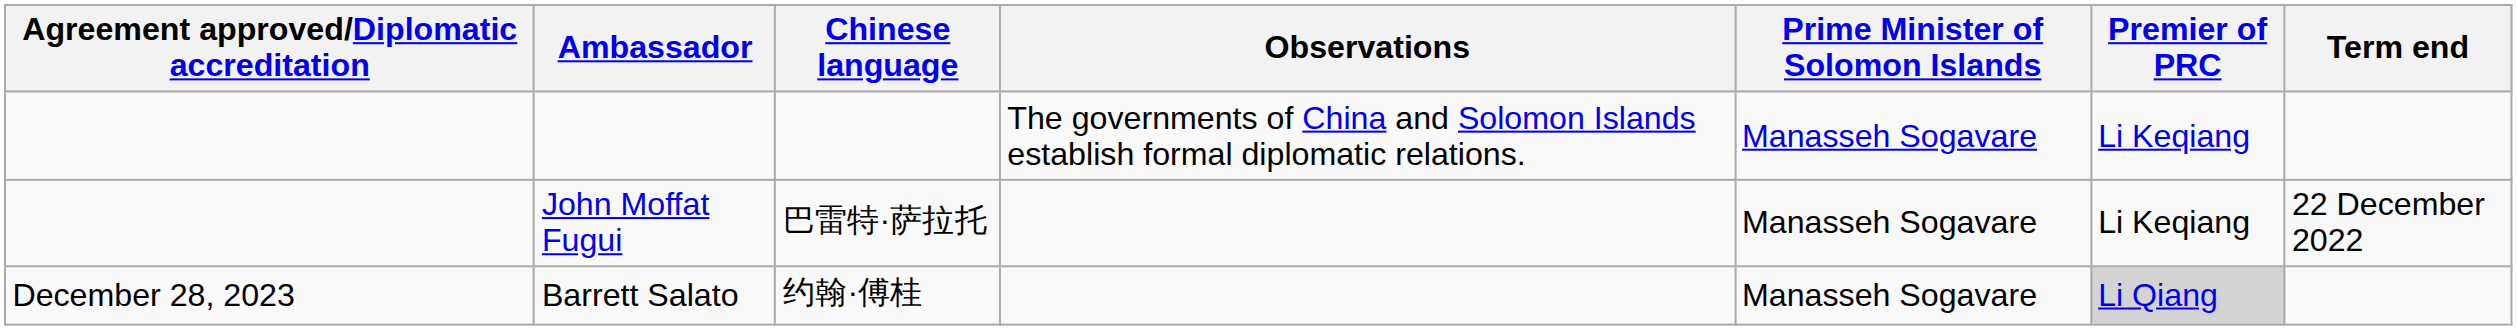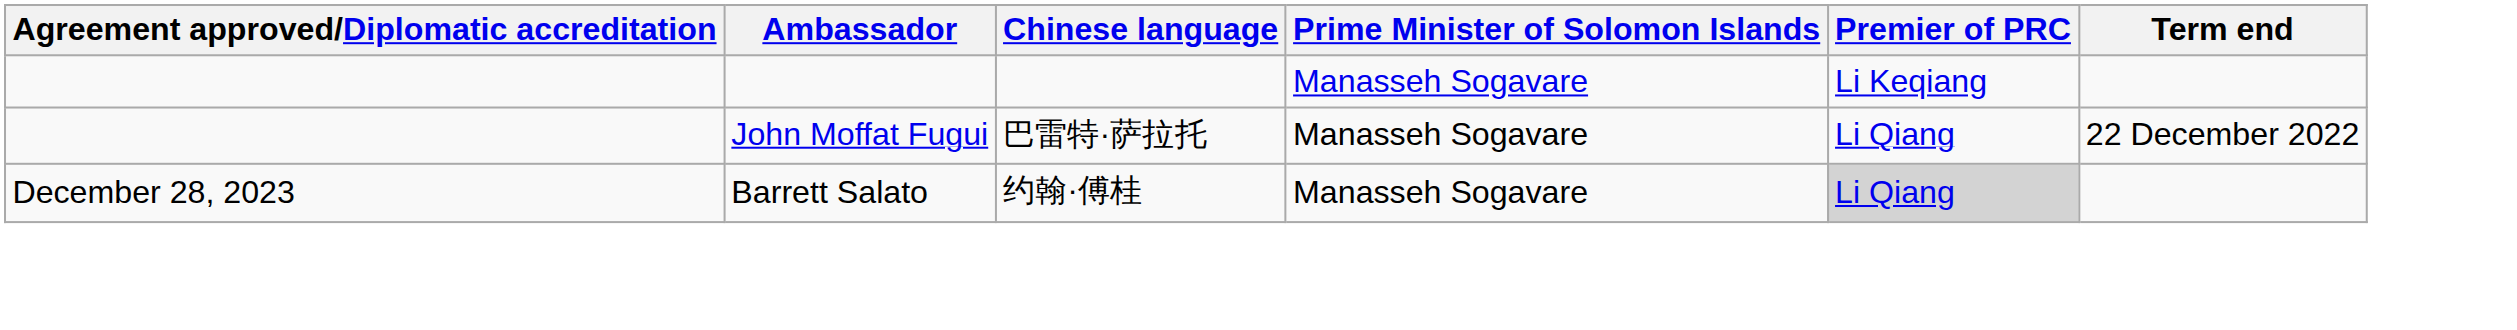- column: (1367, 48)
(2174, 222) Li Keqiang -> (1895, 135) Li Qiang
